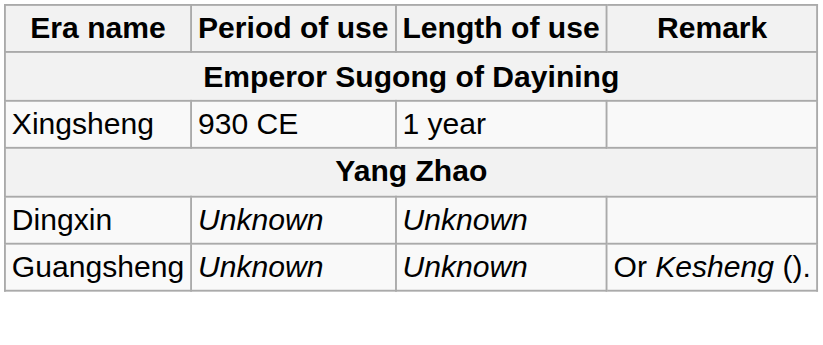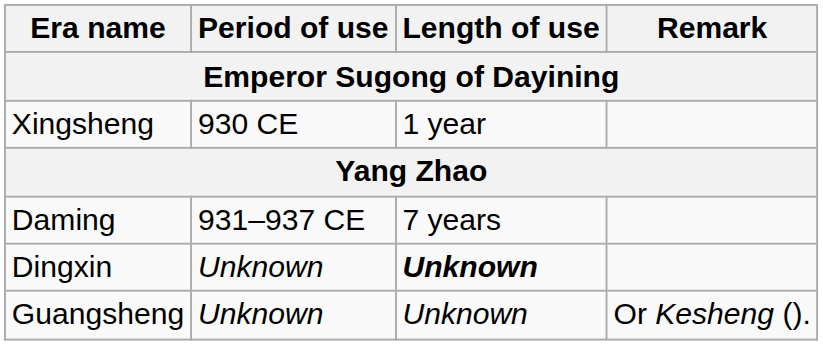+ row: (64, 219)
(465, 219) normal -> (470, 266) bold
